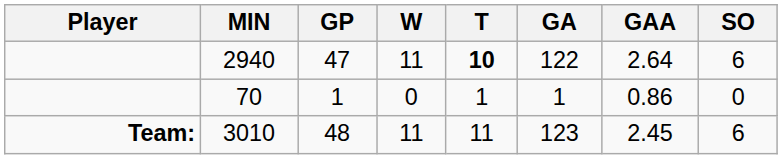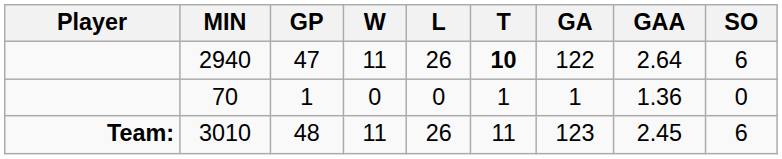+ column: (439, 23)
(650, 97) 0.86 -> (659, 97) 1.36
